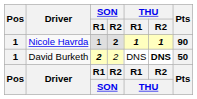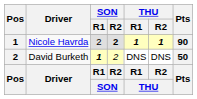(99, 41) 1 -> (99, 41) 2
(15, 56) 1 -> (15, 56) 2
(99, 56) 2 -> (99, 56) 1
(161, 56) bold -> (161, 56) normal
